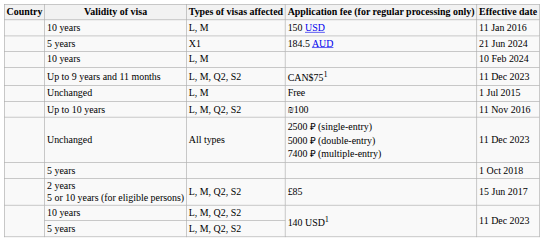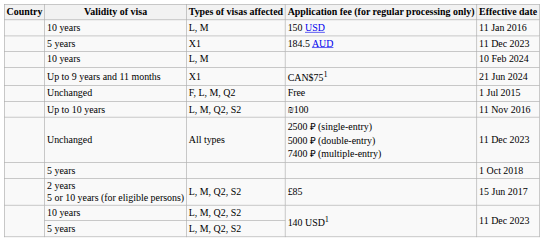(503, 43) 21 Jun 2024 -> (504, 43) 11 Dec 2023
(215, 76) L, M, Q2, S2 -> (195, 76) X1
(504, 76) 11 Dec 2023 -> (503, 76) 21 Jun 2024
(199, 93) L, M -> (212, 93) F, L, M, Q2
